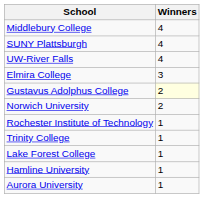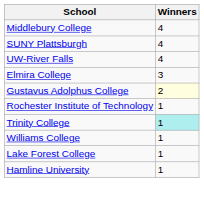- row: (48, 106)
(160, 138) no background -> (160, 122) paleturquoise background
+ row: (43, 138)
- row: (45, 185)
